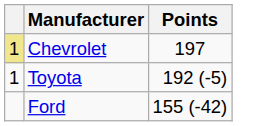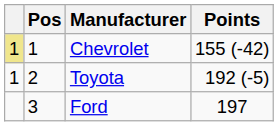+ column: (45, 19)
(190, 48) 197 -> (232, 48) 155 (-42)
(190, 107) 155 (-42) -> (232, 107) 197
